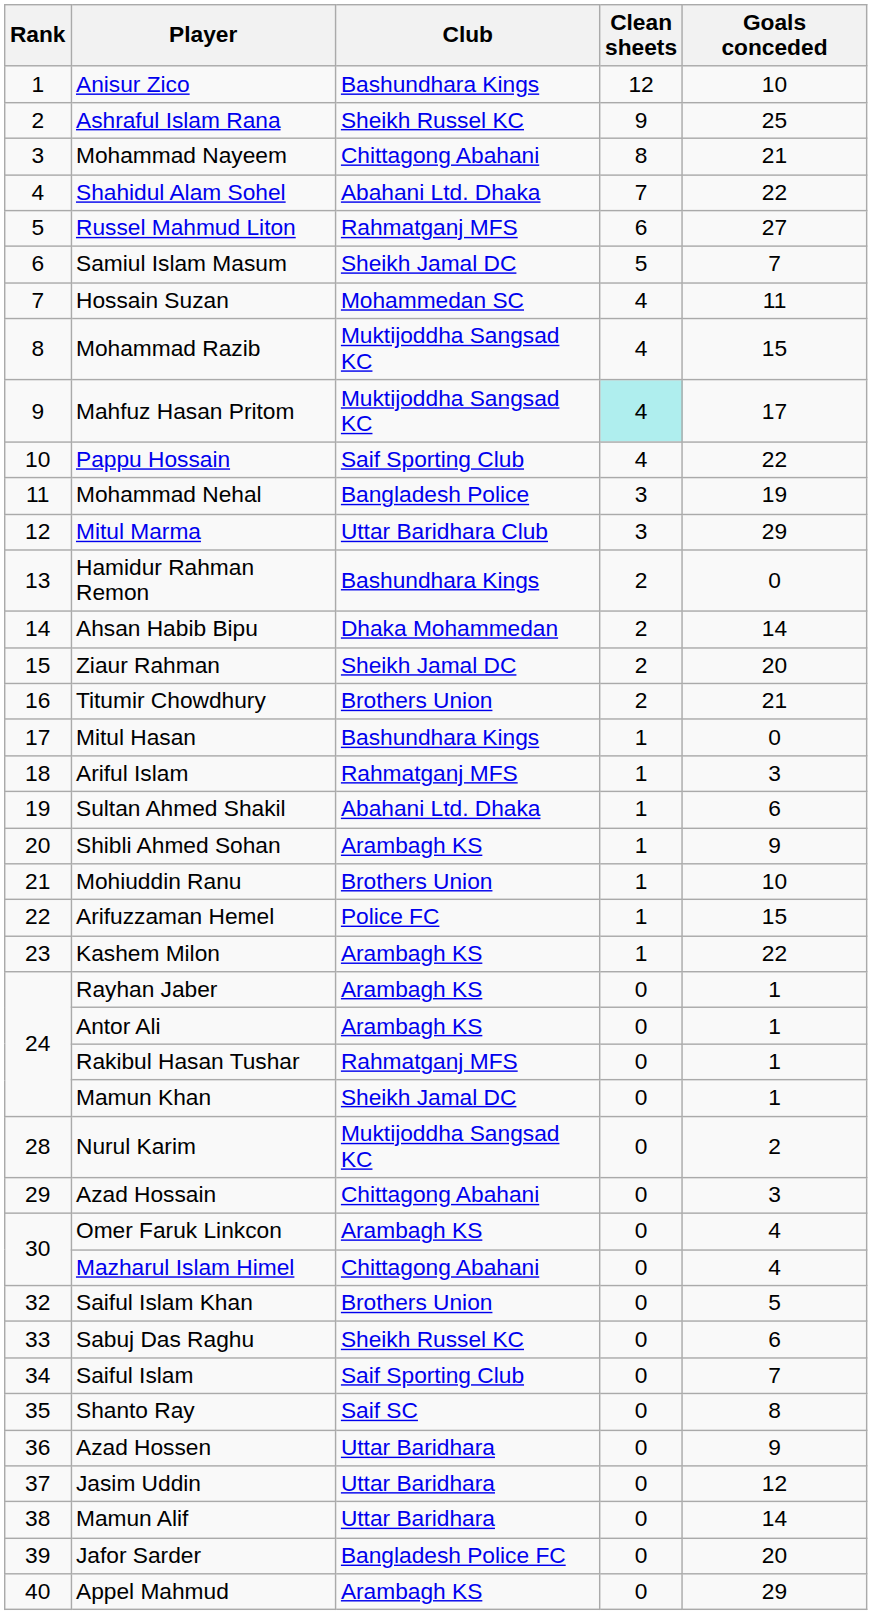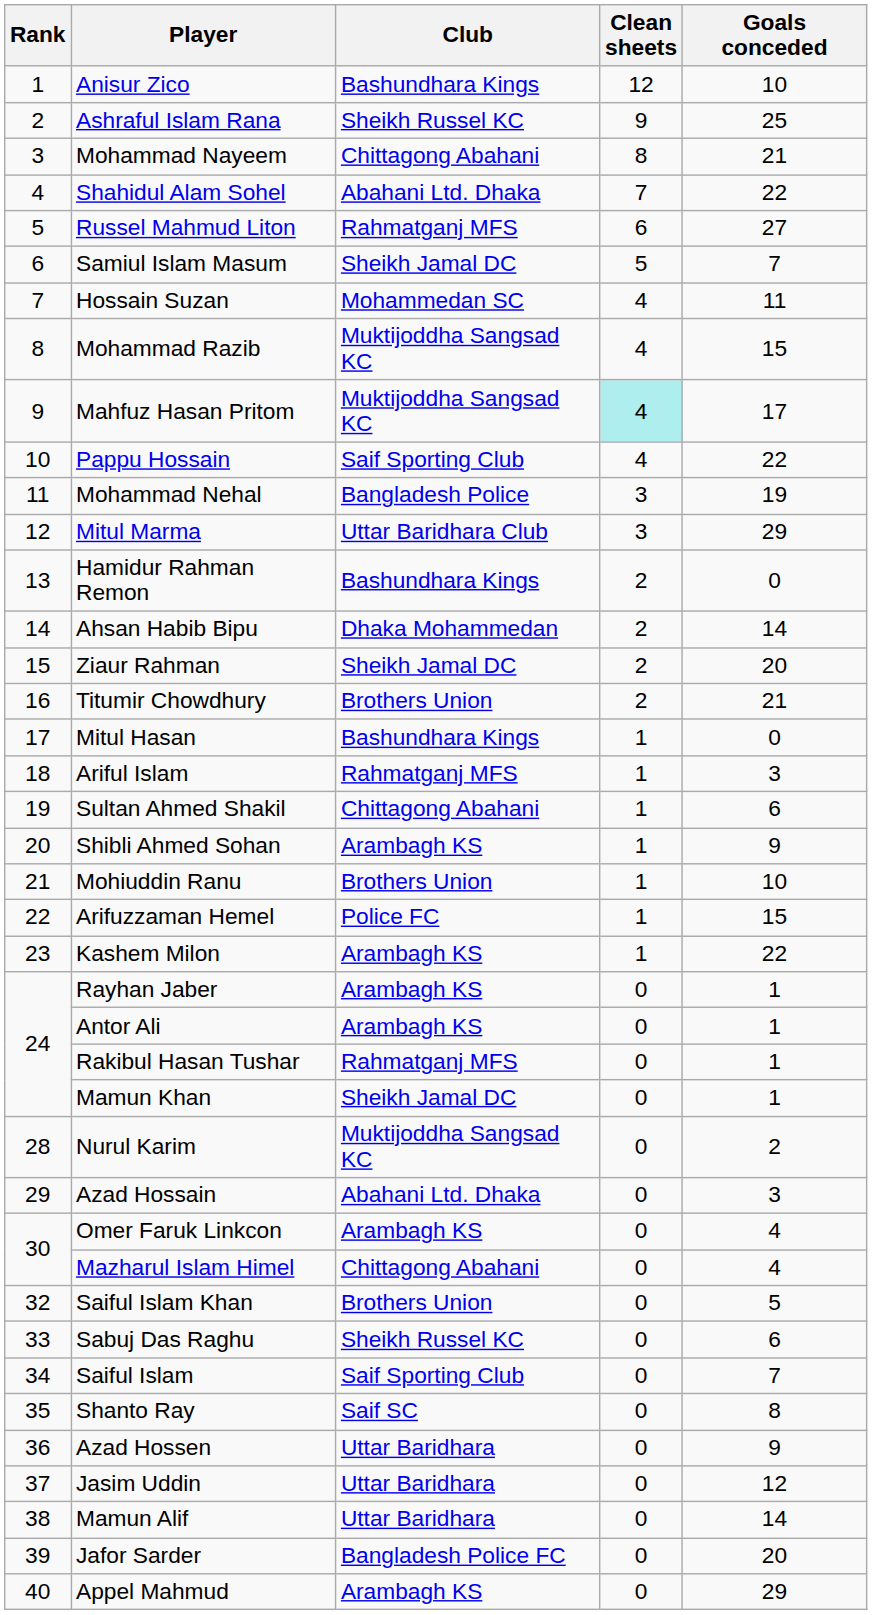(441, 809) Abahani Ltd. Dhaka -> (440, 809) Chittagong Abahani
(440, 1195) Chittagong Abahani -> (441, 1195) Abahani Ltd. Dhaka
